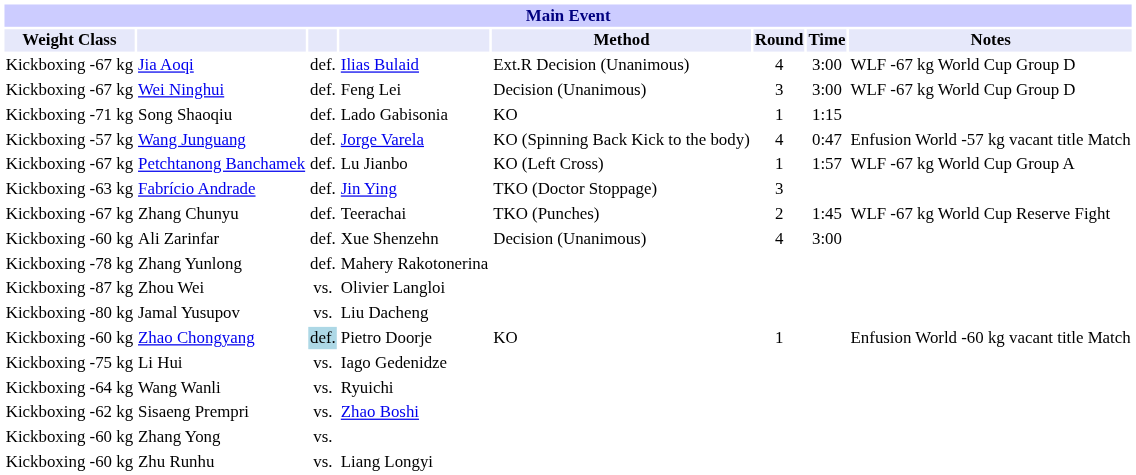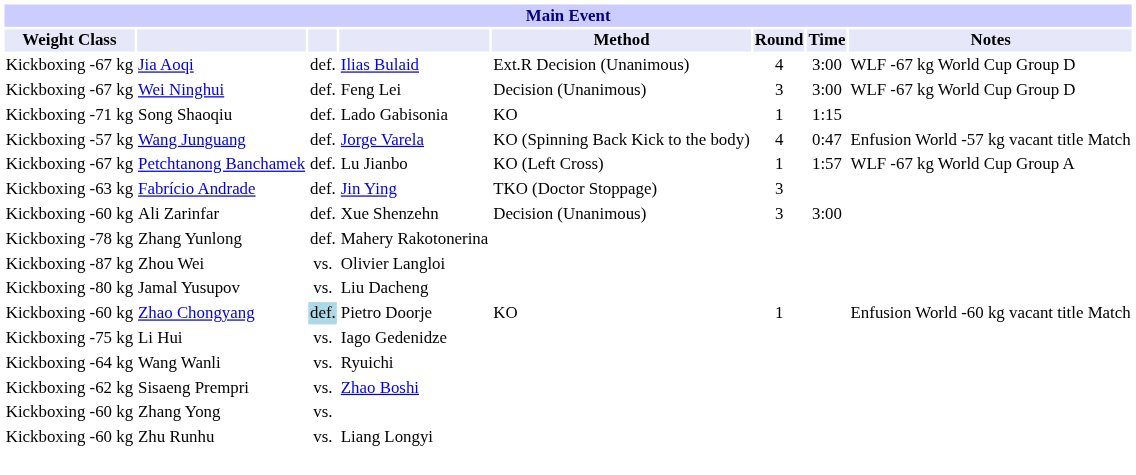- row: (188, 213)
(779, 238) 4 -> (779, 213) 3
